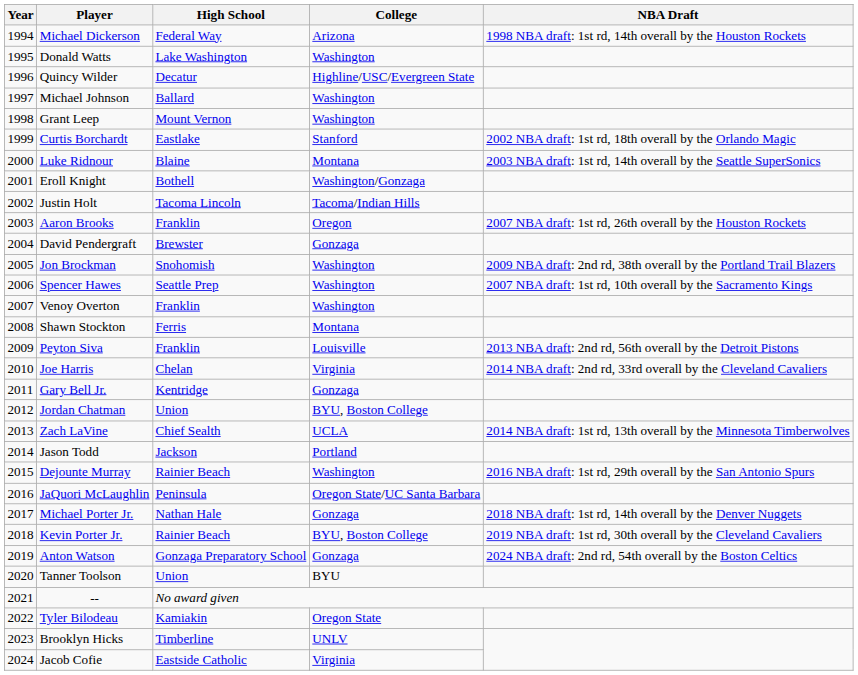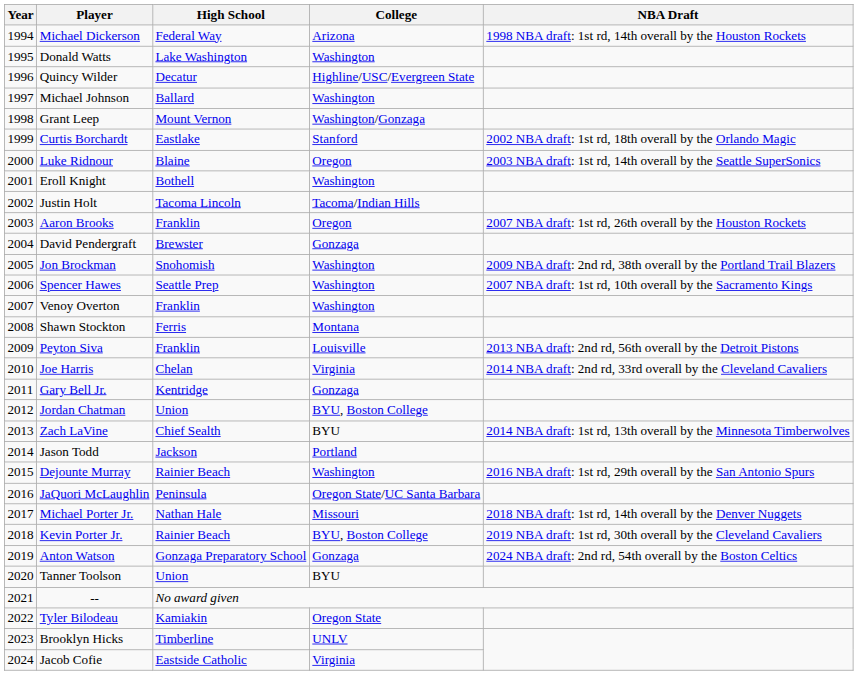(343, 118) Washington -> (369, 118) Washington/Gonzaga
(336, 160) Montana -> (332, 160) Oregon
(369, 181) Washington/Gonzaga -> (343, 181) Washington
(330, 431) UCLA -> (326, 431) BYU
(336, 514) Gonzaga -> (336, 514) Missouri
